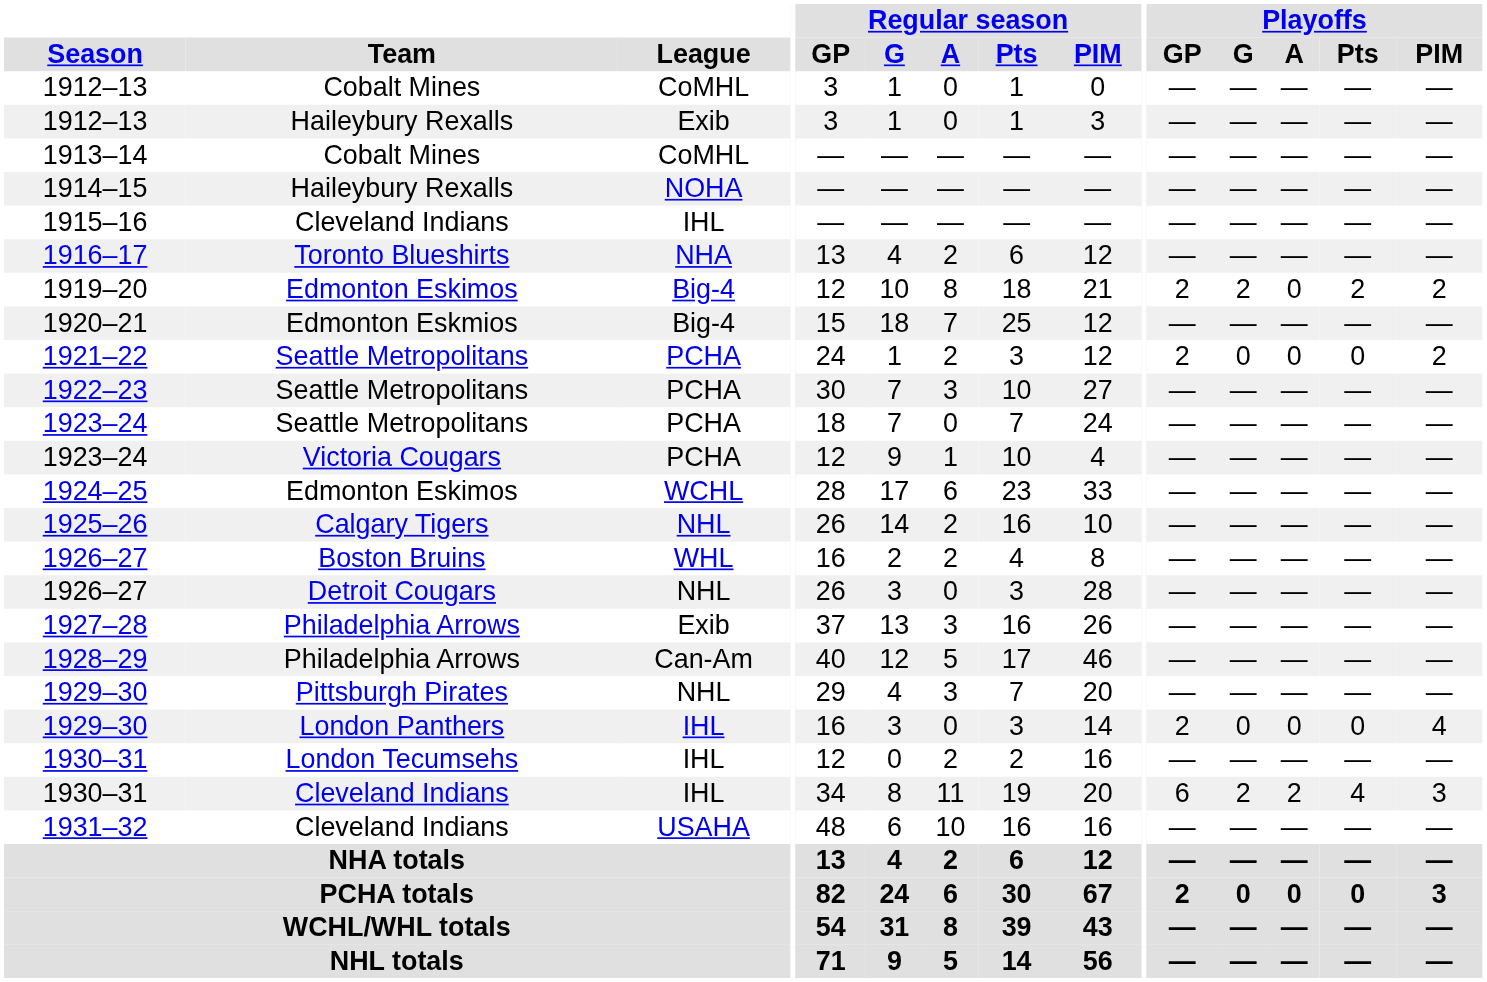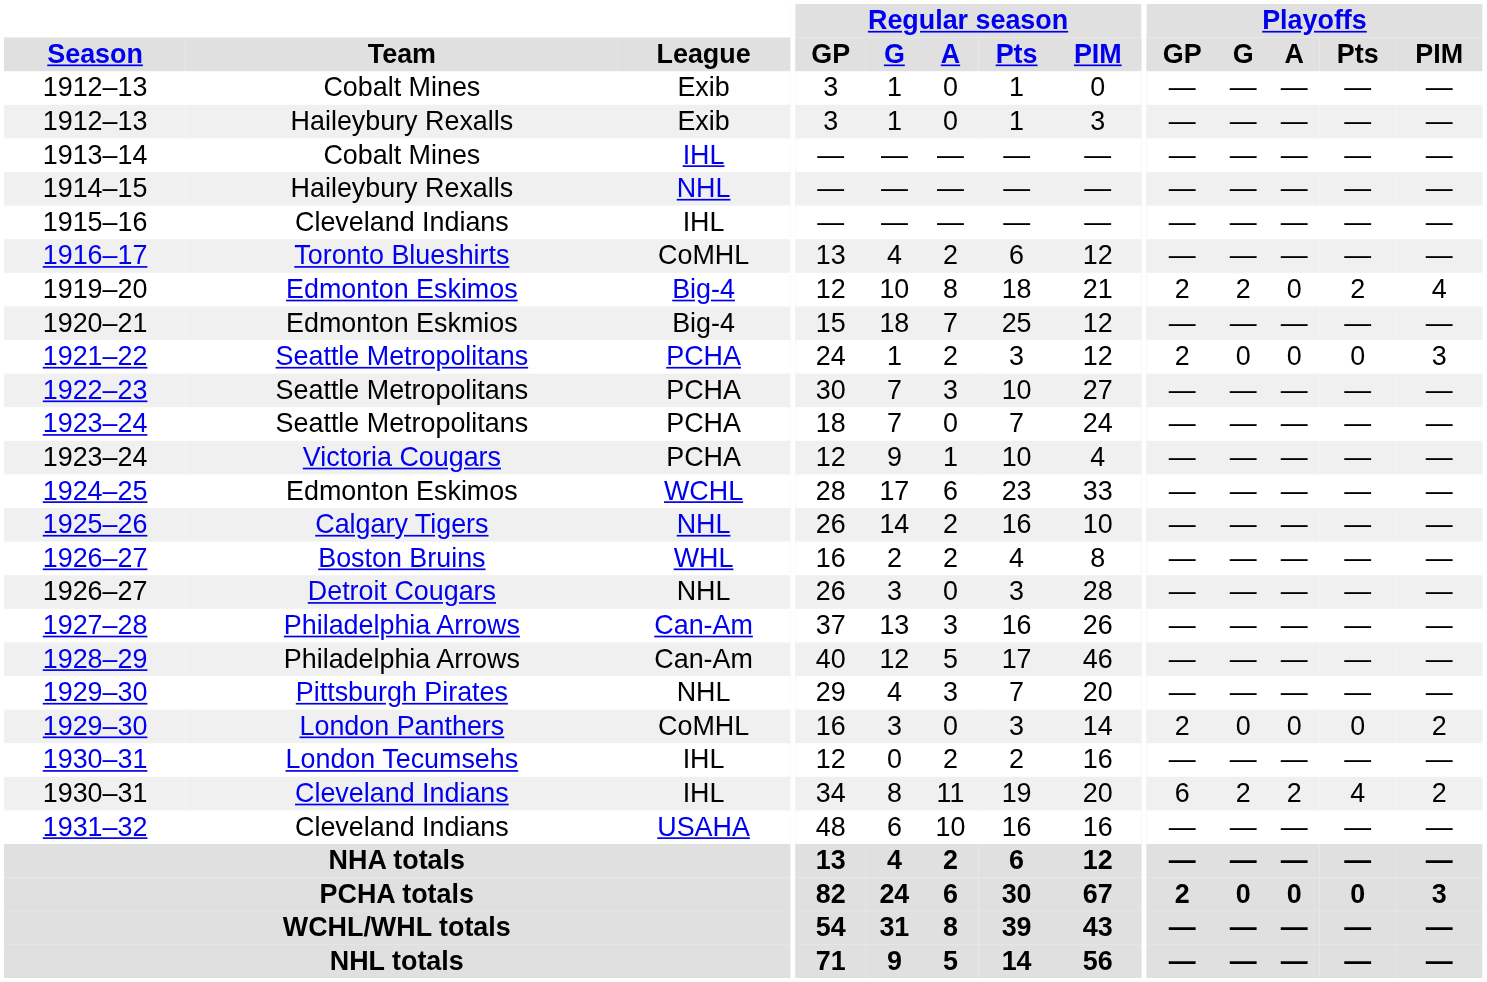(704, 87) CoMHL -> (704, 87) Exib
(704, 154) CoMHL -> (704, 154) IHL
(704, 188) NOHA -> (704, 188) NHL
(704, 255) NHA -> (704, 255) CoMHL
(1439, 289) 2 -> (1439, 289) 4
(1439, 356) 2 -> (1439, 356) 3
(704, 625) Exib -> (704, 625) Can-Am
(704, 726) IHL -> (704, 726) CoMHL
(1439, 726) 4 -> (1439, 726) 2
(1439, 793) 3 -> (1439, 793) 2
